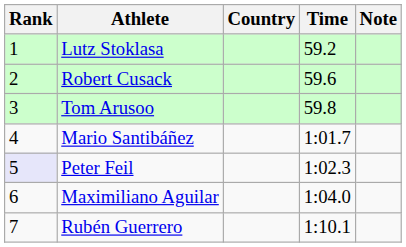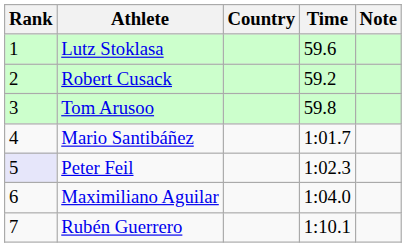(320, 49) 59.2 -> (320, 49) 59.6
(320, 78) 59.6 -> (320, 78) 59.2
